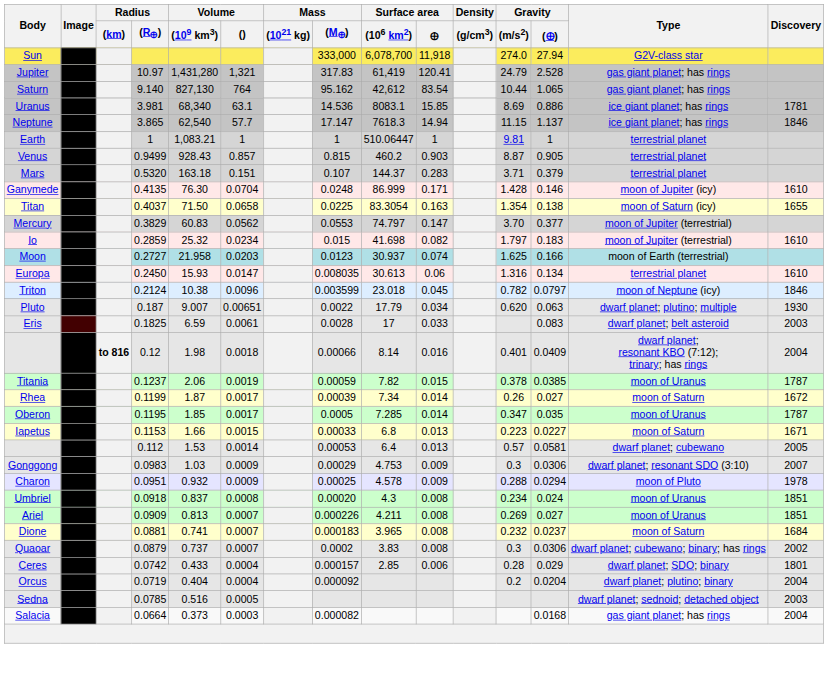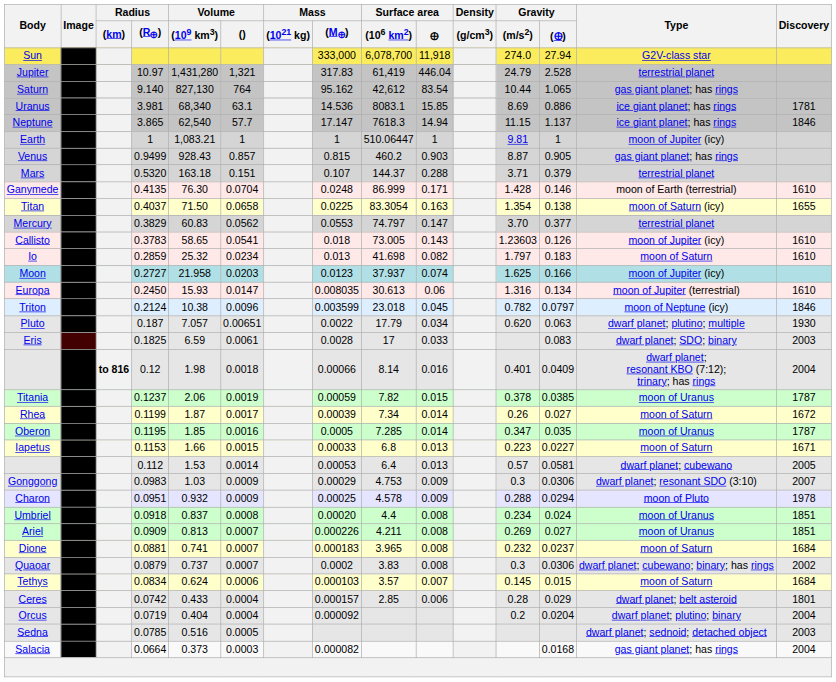(435, 73) 120.41 -> (435, 73) 446.04
(668, 73) gas giant planet; has rings -> (676, 73) terrestrial planet
(668, 140) terrestrial planet -> (676, 140) moon of Jupiter (icy)
(668, 156) terrestrial planet -> (676, 156) gas giant planet; has rings
(435, 173) 0.283 -> (435, 173) 0.288
(668, 190) moon of Jupiter (icy) -> (676, 190) moon of Earth (terrestrial)
(668, 223) moon of Jupiter (terrestrial) -> (676, 223) terrestrial planet
+ row: (33, 240)
(337, 240) 0.015 -> (337, 257) 0.013
(668, 240) moon of Jupiter (terrestrial) -> (676, 257) moon of Saturn
(389, 257) 30.937 -> (389, 273) 37.937
(668, 257) moon of Earth (terrestrial) -> (676, 273) moon of Jupiter (icy)
(668, 273) terrestrial planet -> (676, 290) moon of Jupiter (terrestrial)
(195, 307) 9.007 -> (195, 324) 7.057
(668, 324) dwarf planet; belt asteroid -> (676, 340) dwarf planet; SDO; binary
(242, 414) 0.0017 -> (242, 431) 0.0016
(389, 498) 4.3 -> (389, 515) 4.4
+ row: (33, 582)
(668, 565) dwarf planet; SDO; binary -> (676, 599) dwarf planet; belt asteroid
